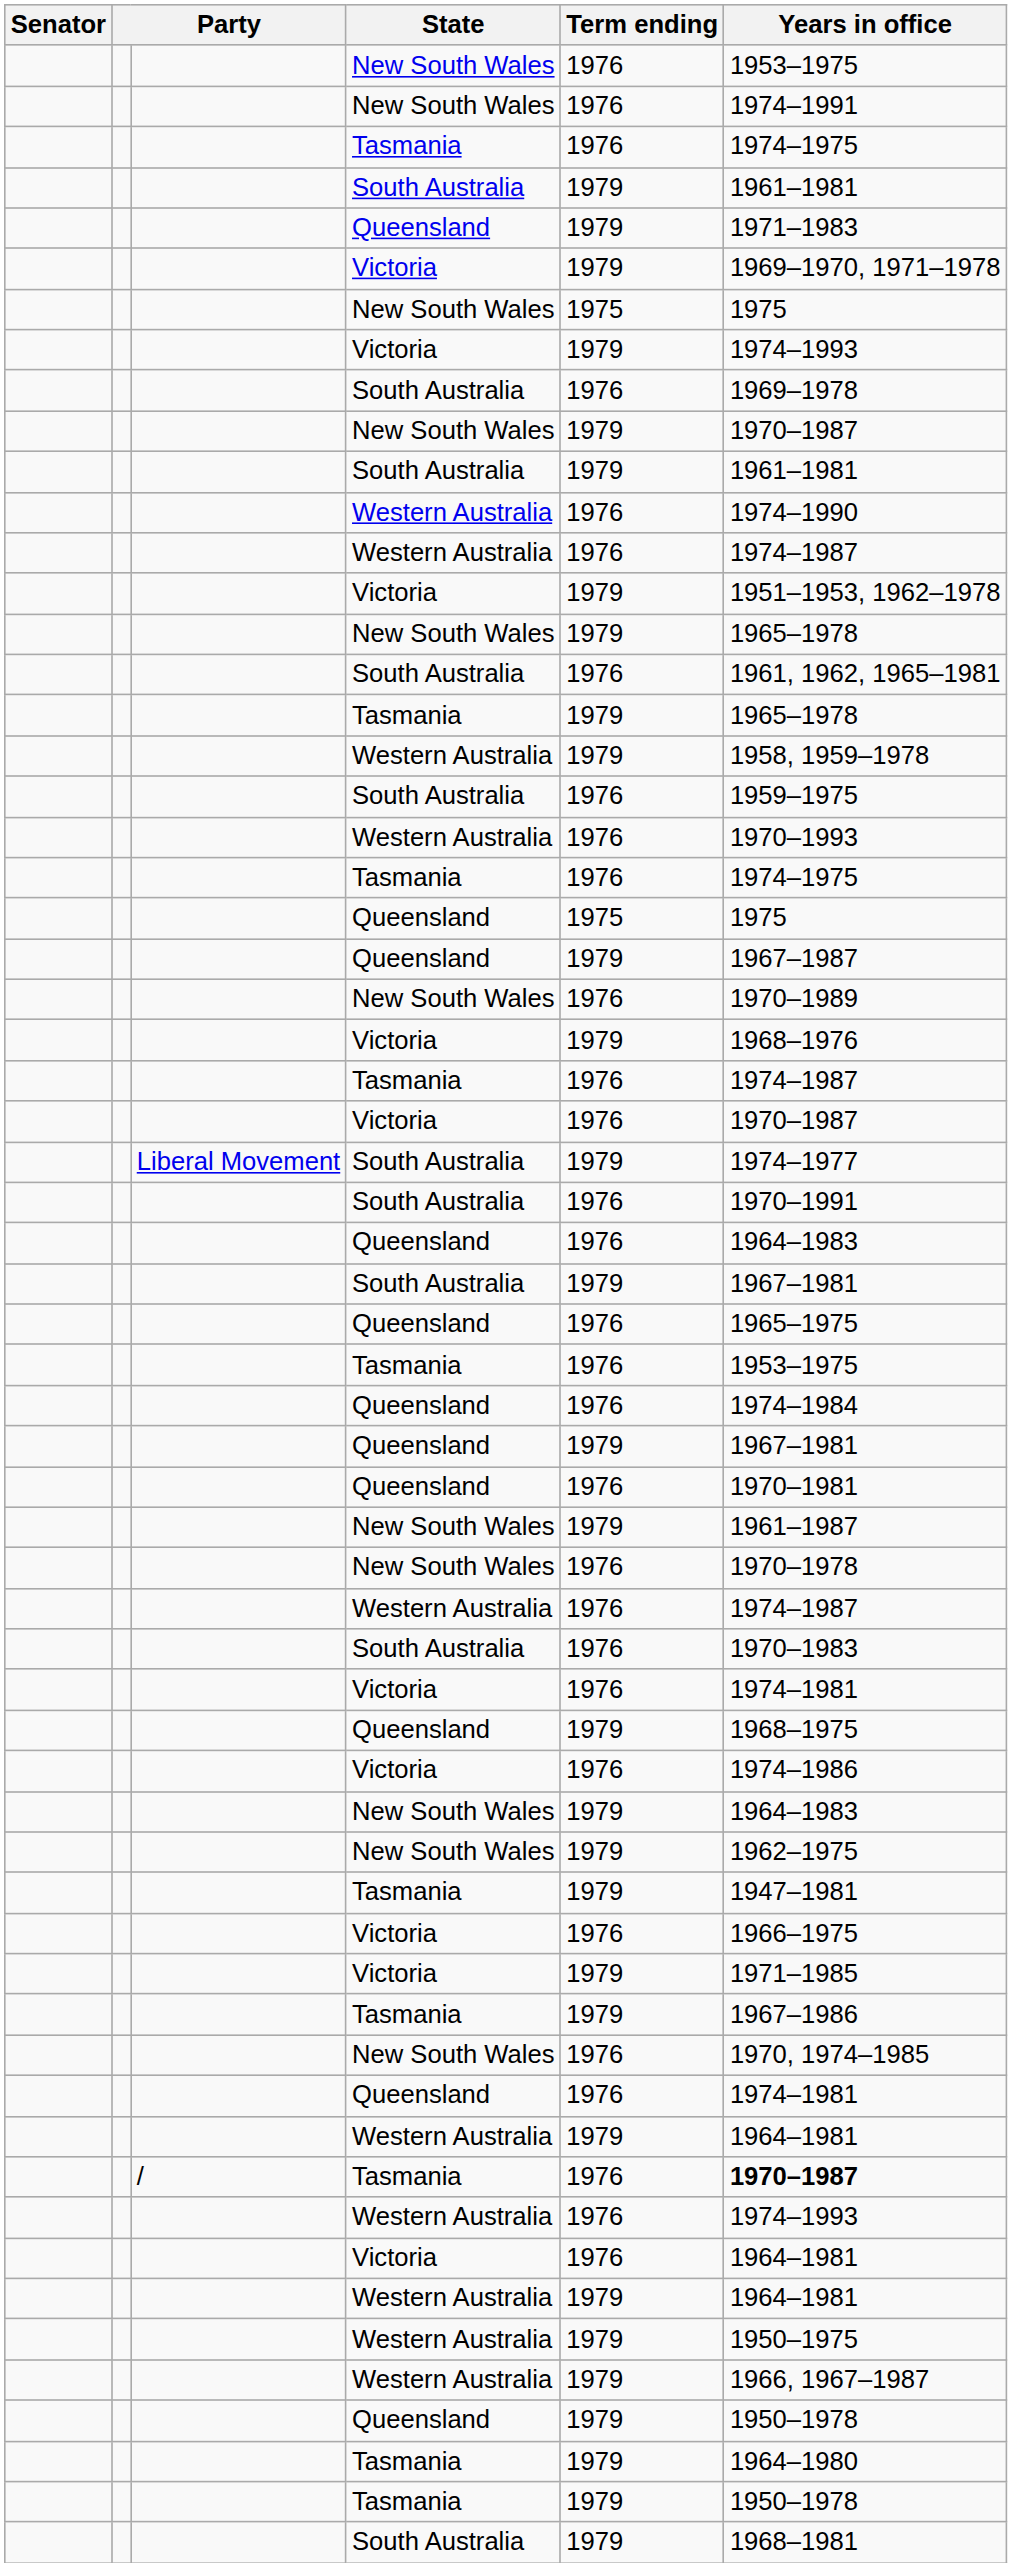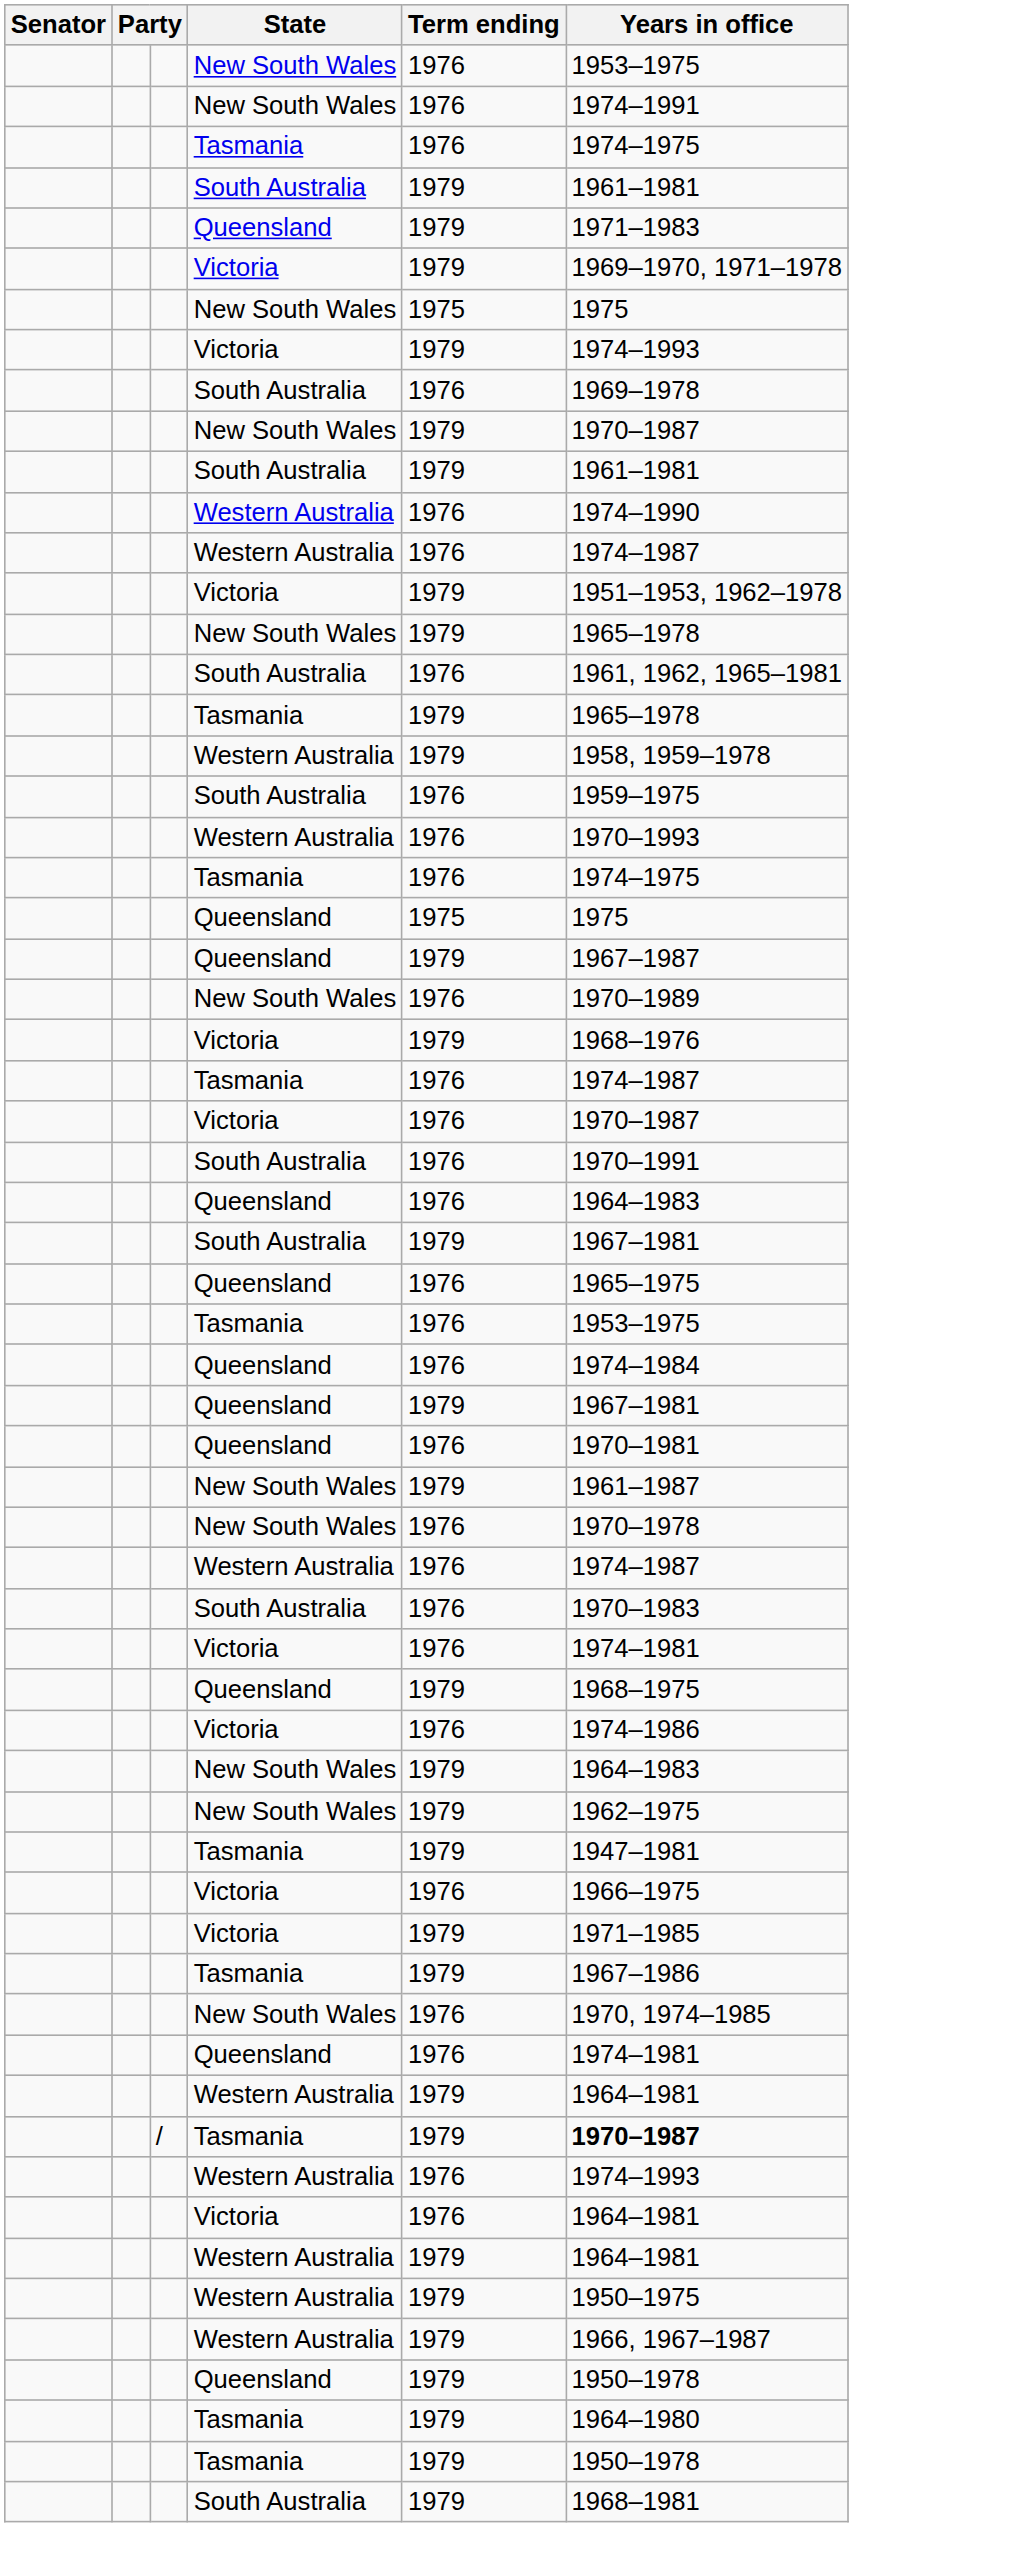- row: (238, 1161)
(595, 2176) 1976 -> (436, 2136) 1979
